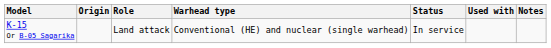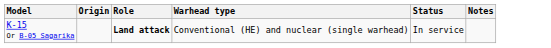- column: (491, 11)
(141, 30) normal -> (141, 30) bold
